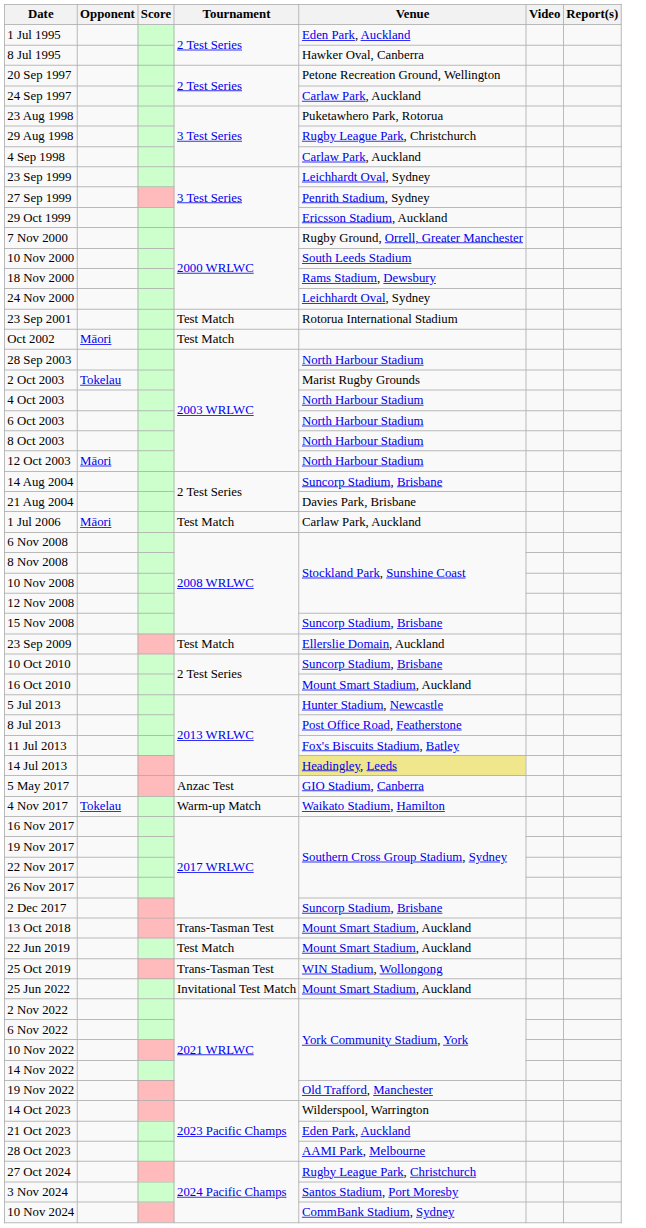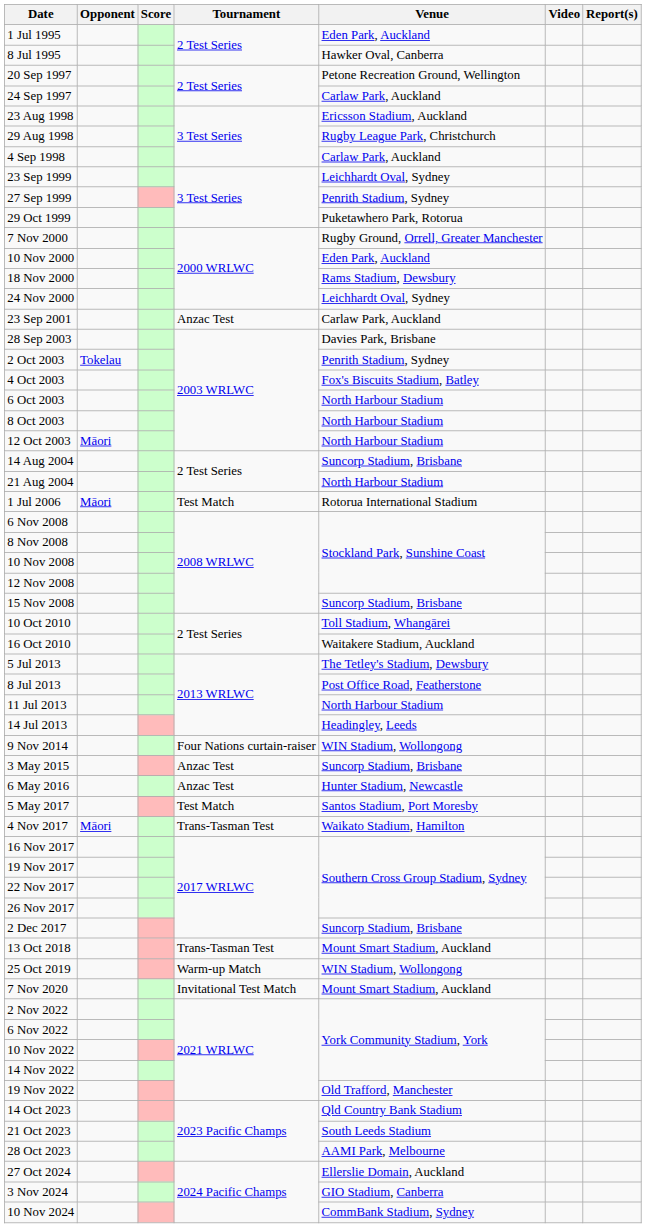(372, 116) Puketawhero Park, Rotorua -> (394, 116) Ericsson Stadium, Auckland
(375, 217) Ericsson Stadium, Auckland -> (392, 217) Puketawhero Park, Rotorua
(357, 258) South Leeds Stadium -> (376, 258) Eden Park, Auckland
(206, 319) Test Match -> (205, 319) Anzac Test
(380, 319) Rotorua International Stadium -> (381, 319) Carlaw Park, Auckland
- row: (31, 339)
(363, 359) North Harbour Stadium -> (379, 339) Davies Park, Brisbane
(361, 380) Marist Rugby Grounds -> (385, 359) Penrith Stadium, Sydney
(363, 400) North Harbour Stadium -> (400, 380) Fox's Biscuits Stadium, Batley
(359, 501) Davies Park, Brisbane -> (382, 481) North Harbour Stadium
(361, 522) Carlaw Park, Auckland -> (399, 501) Rotorua International Stadium
- row: (39, 643)
(372, 664) Suncorp Stadium, Brisbane -> (386, 623) Toll Stadium, Whangārei
(387, 684) Mount Smart Stadium, Auckland -> (398, 643) Waitakere Stadium, Auckland
(372, 704) Hunter Stadium, Newcastle -> (405, 664) The Tetley's Stadium, Dewsbury
(381, 745) Fox's Biscuits Stadium, Batley -> (382, 704) North Harbour Stadium
(350, 765) khaki background -> (369, 725) no background
+ row: (38, 745)
+ row: (38, 765)
+ row: (38, 786)
(205, 786) Anzac Test -> (206, 806) Test Match
(363, 786) GIO Stadium, Canberra -> (400, 806) Santos Stadium, Port Moresby
(101, 806) Tokelau -> (96, 826) Māori
(219, 806) Warm-up Match -> (225, 826) Trans-Tasman Test
- row: (39, 948)
(225, 968) Trans-Tasman Test -> (219, 968) Warm-up Match
+ row: (38, 989)
- row: (39, 989)
(365, 1110) Wilderspool, Warrington -> (392, 1110) Qld Country Bank Stadium
(356, 1131) Eden Park, Auckland -> (376, 1131) South Leeds Stadium
(389, 1171) Rugby League Park, Christchurch -> (393, 1171) Ellerslie Domain, Auckland
(380, 1192) Santos Stadium, Port Moresby -> (383, 1192) GIO Stadium, Canberra
